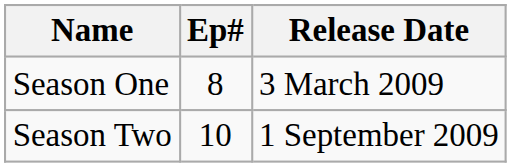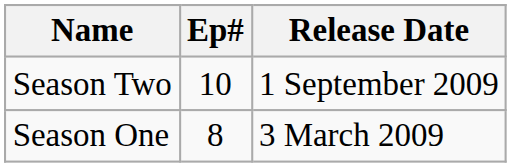rows swapped: (91, 82) <-> (92, 135)
